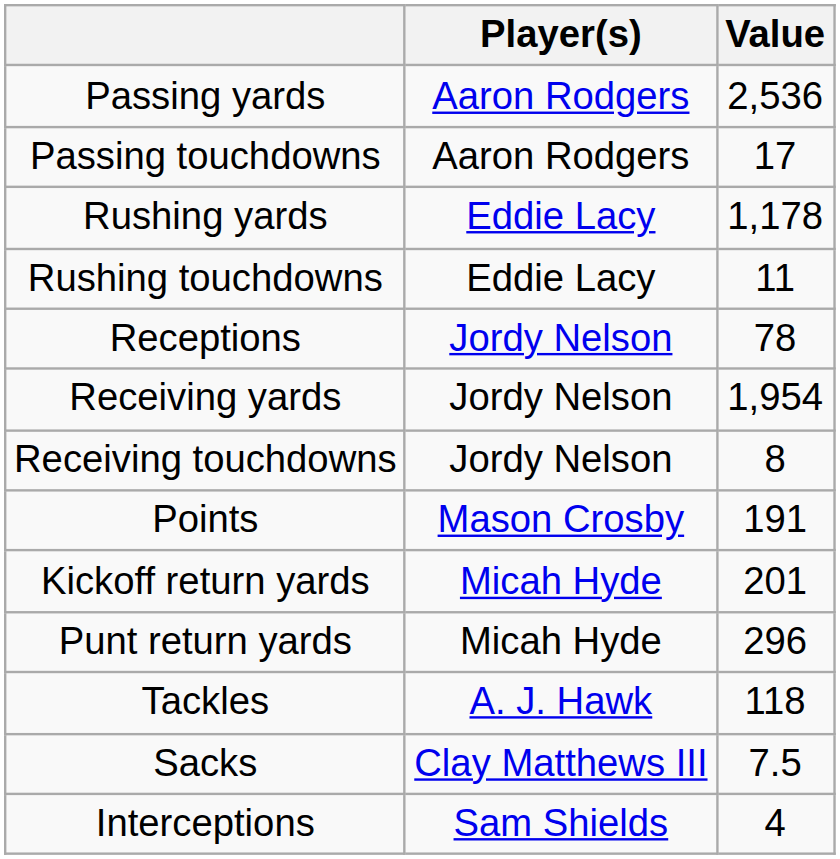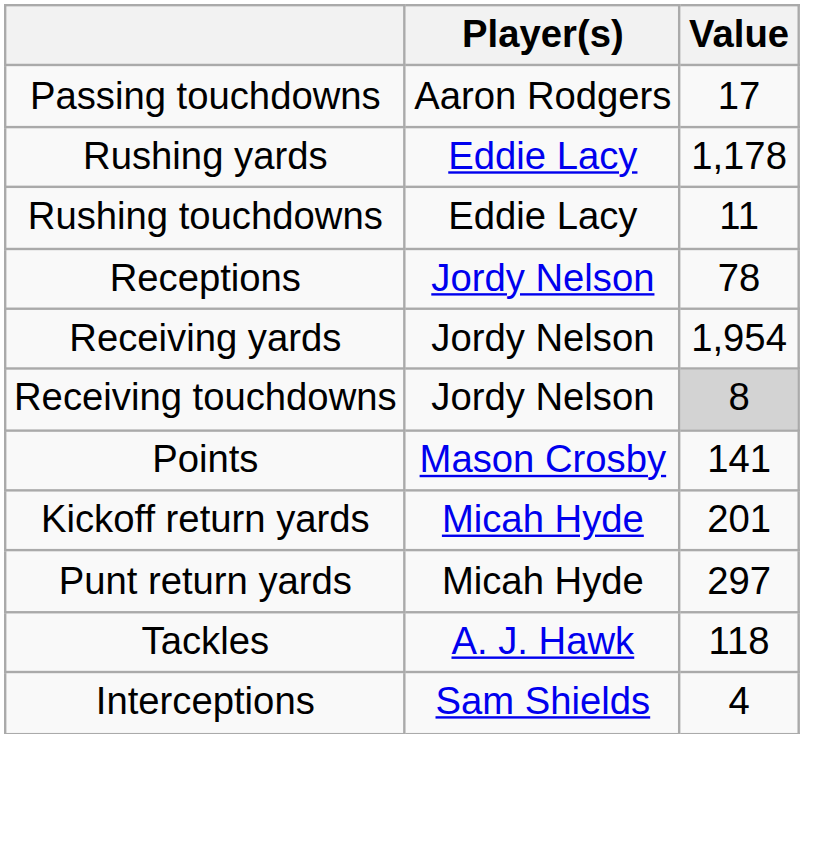- row: (205, 95)
(775, 459) no background -> (739, 398) lightgrey background
(775, 519) 191 -> (739, 459) 141
(775, 641) 296 -> (739, 580) 297
- row: (205, 762)
